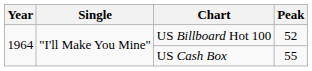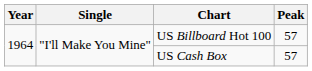(291, 35) 52 -> (291, 35) 57
(291, 55) 55 -> (291, 55) 57
